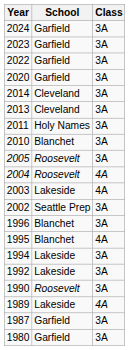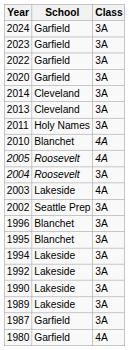(102, 142) 3A -> (102, 142) 4A
(102, 158) 3A -> (102, 158) 4A
(102, 175) 4A -> (102, 175) 3A
(102, 239) 4A -> (102, 239) 3A
(57, 288) Roosevelt -> (55, 288) Lakeside
(102, 304) 4A -> (102, 304) 3A
(102, 337) 3A -> (102, 337) 4A
